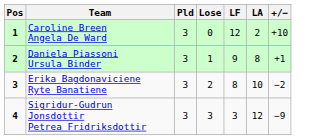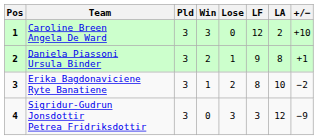+ column: (208, 12)
